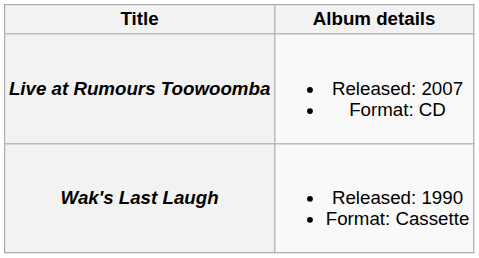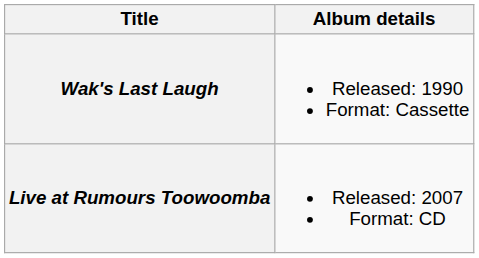rows swapped: (140, 198) <-> (140, 88)
